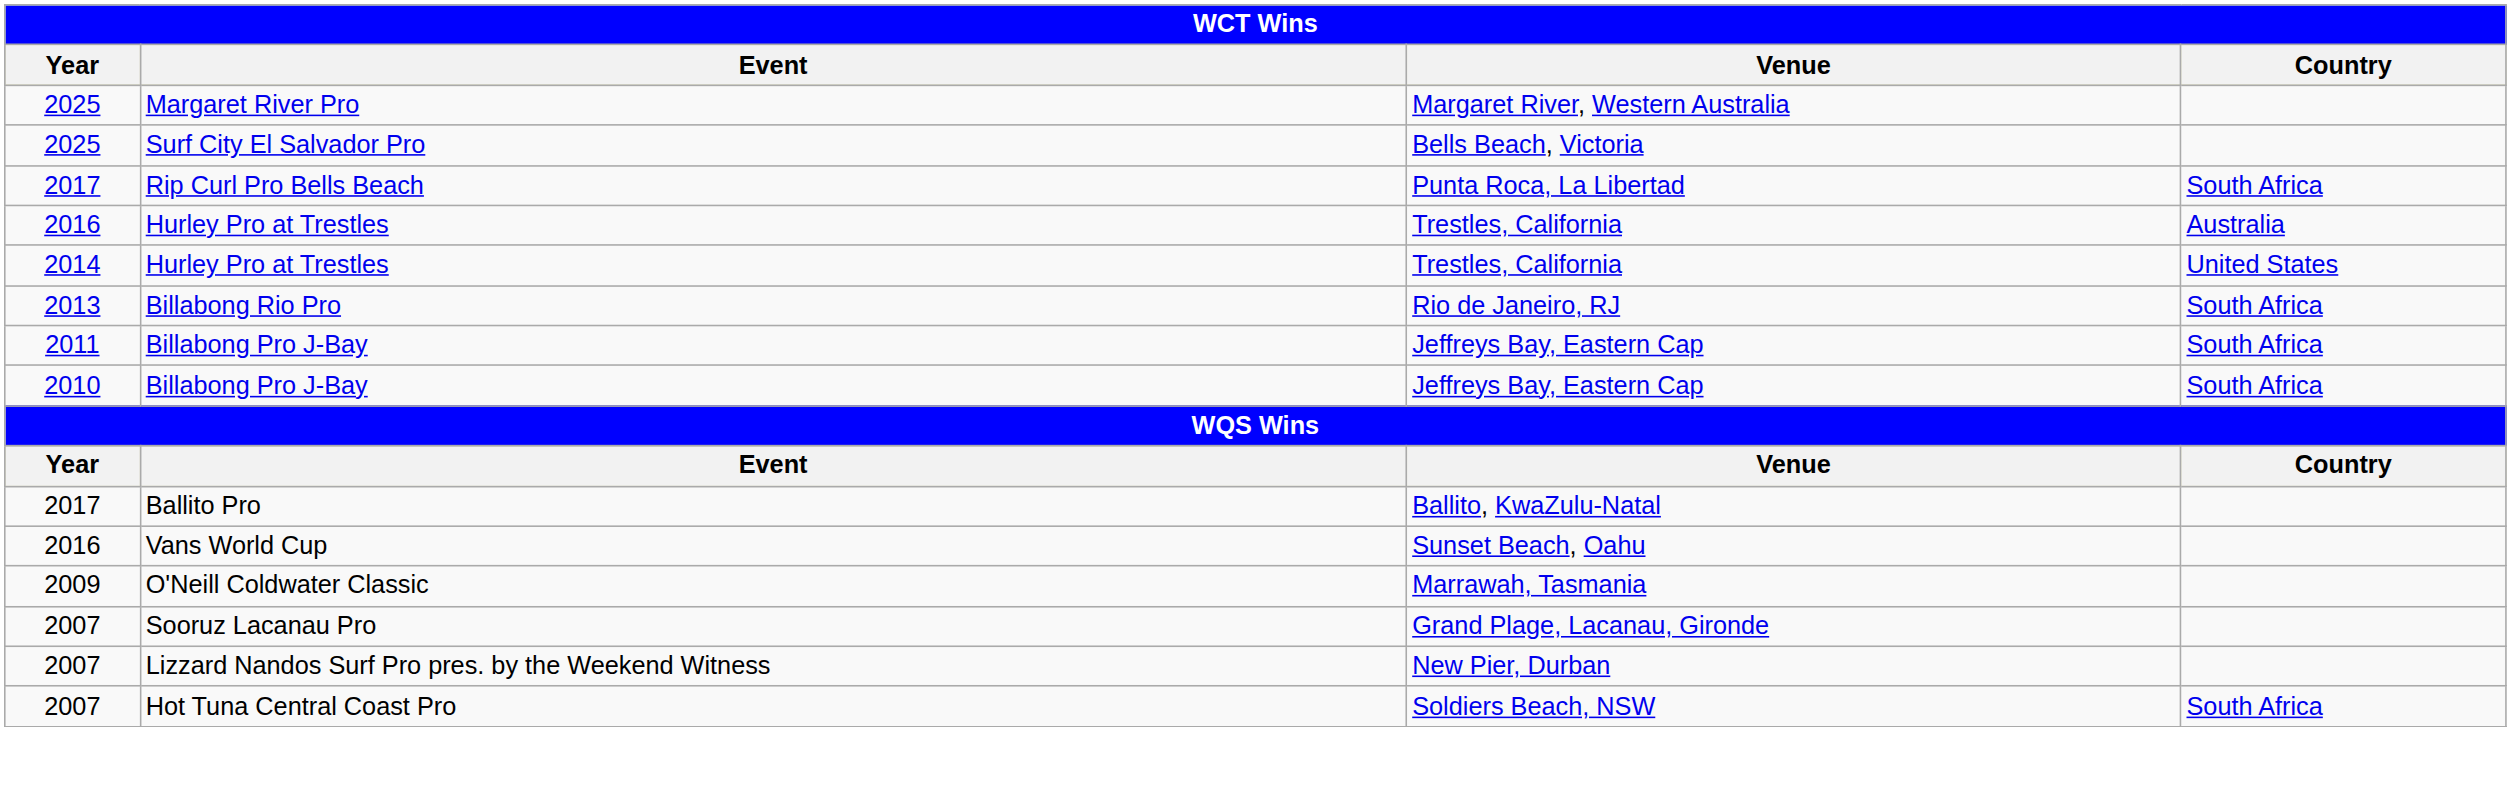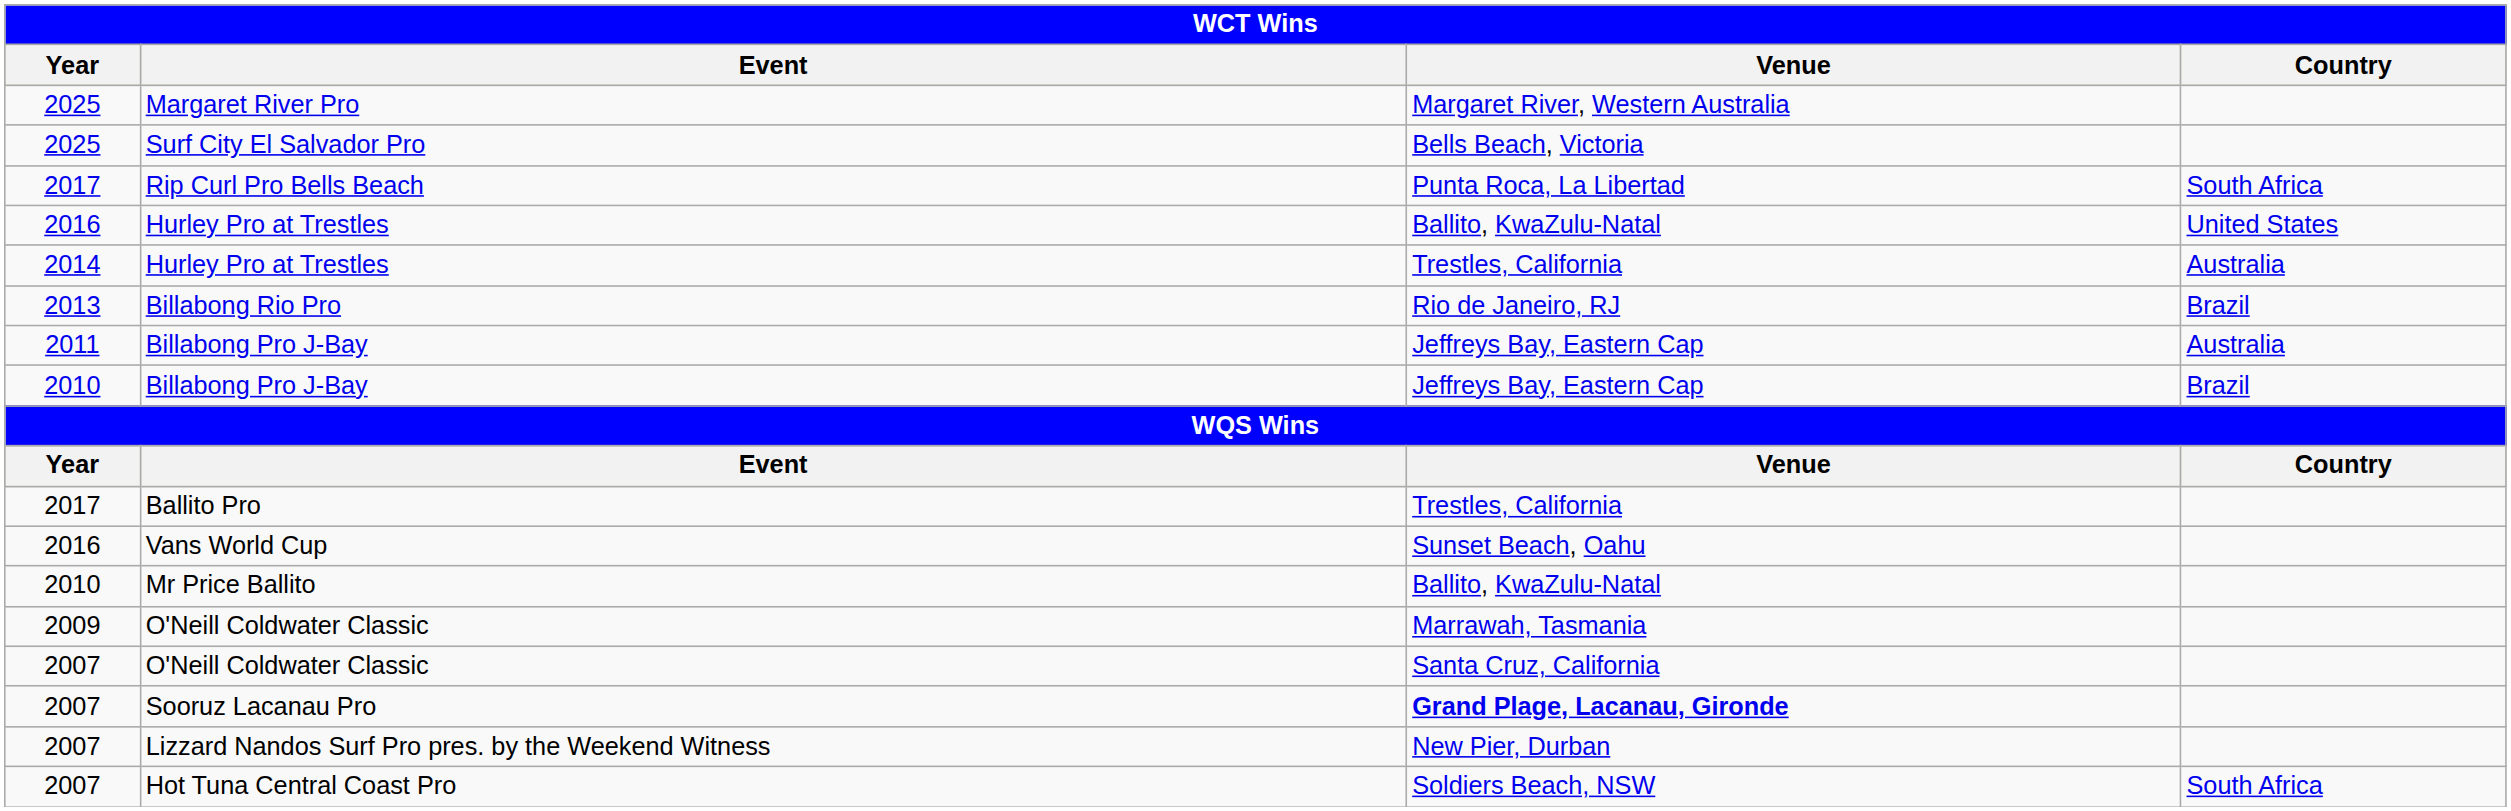(1517, 225) Trestles, California -> (1537, 225) Ballito, KwaZulu-Natal
(2236, 225) Australia -> (2262, 225) United States
(2262, 265) United States -> (2236, 265) Australia
(2255, 305) South Africa -> (2218, 305) Brazil
(2255, 345) South Africa -> (2236, 345) Australia
(2255, 385) South Africa -> (2218, 385) Brazil
(1537, 505) Ballito, KwaZulu-Natal -> (1517, 505) Trestles, California
+ row: (72, 585)
+ row: (72, 666)
(1591, 625) normal -> (1600, 706) bold
